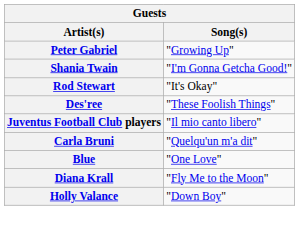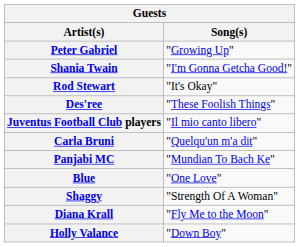+ row: (84, 159)
+ row: (84, 196)
